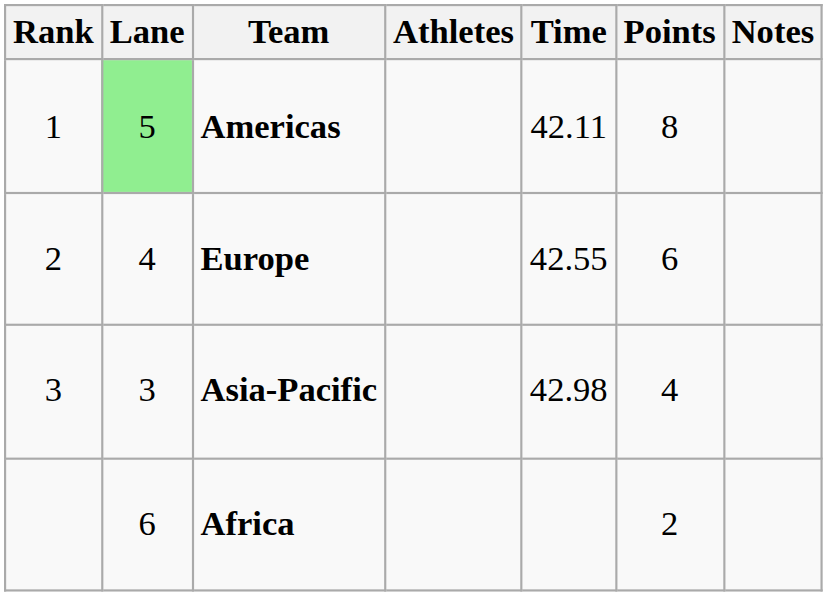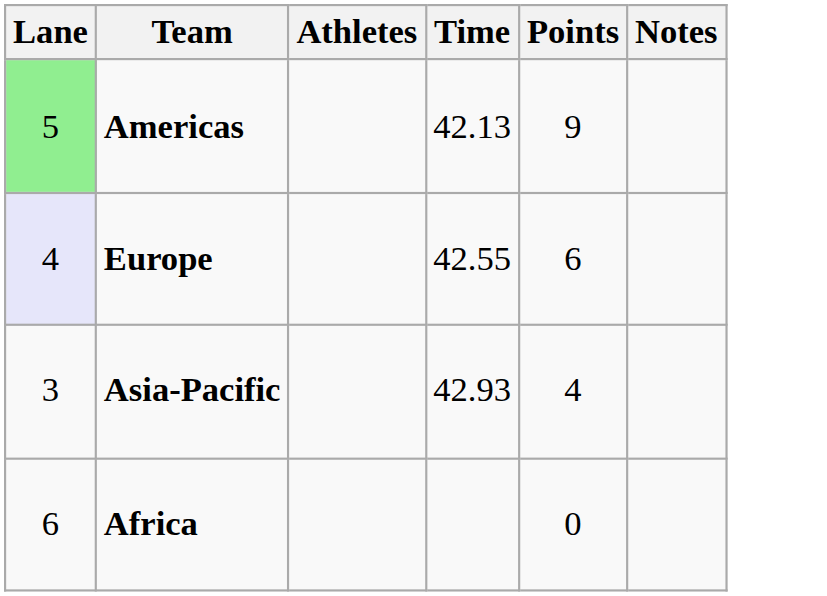- column: (53, 31)
(569, 125) 42.11 -> (472, 125) 42.13
(670, 125) 8 -> (573, 125) 9
(147, 258) no background -> (50, 258) lavender background
(569, 390) 42.98 -> (472, 390) 42.93
(670, 523) 2 -> (573, 523) 0
